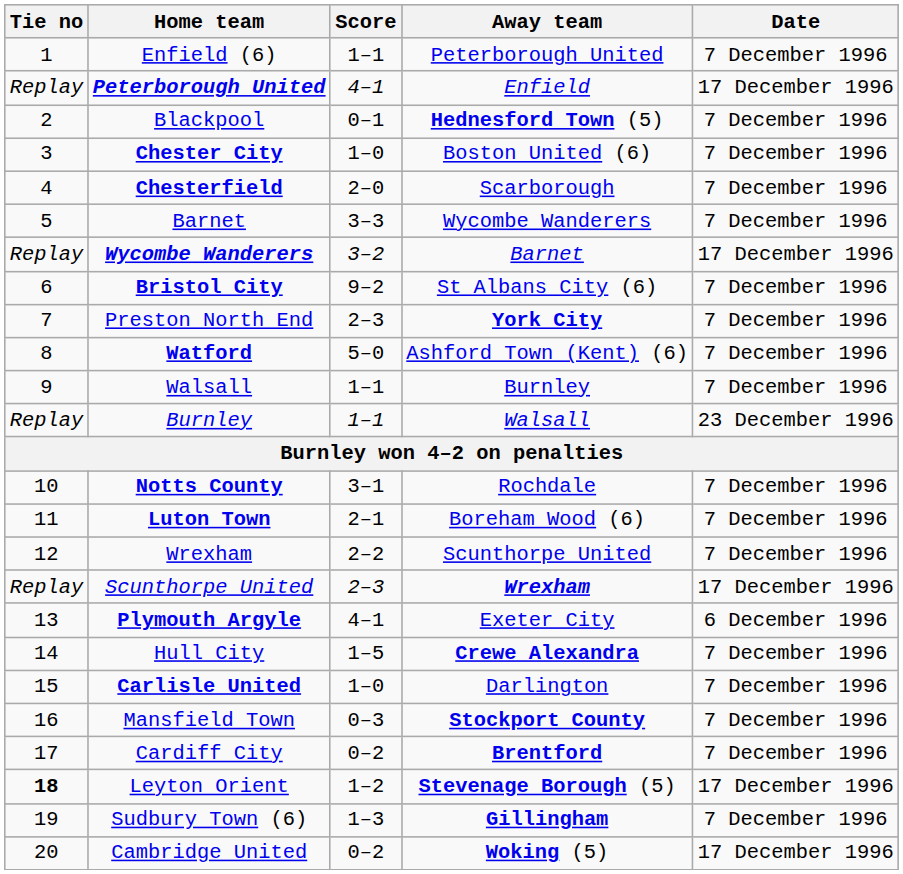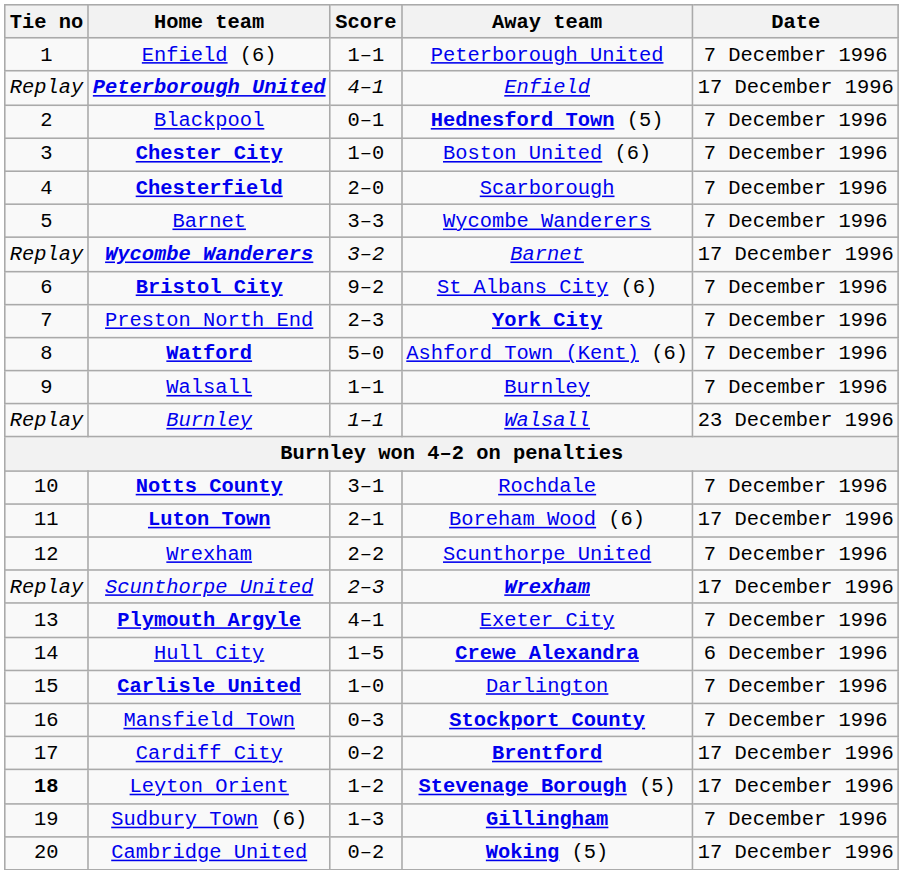(796, 520) 7 December 1996 -> (796, 520) 17 December 1996
(796, 620) 6 December 1996 -> (796, 620) 7 December 1996
(796, 653) 7 December 1996 -> (796, 653) 6 December 1996
(796, 753) 7 December 1996 -> (796, 753) 17 December 1996
